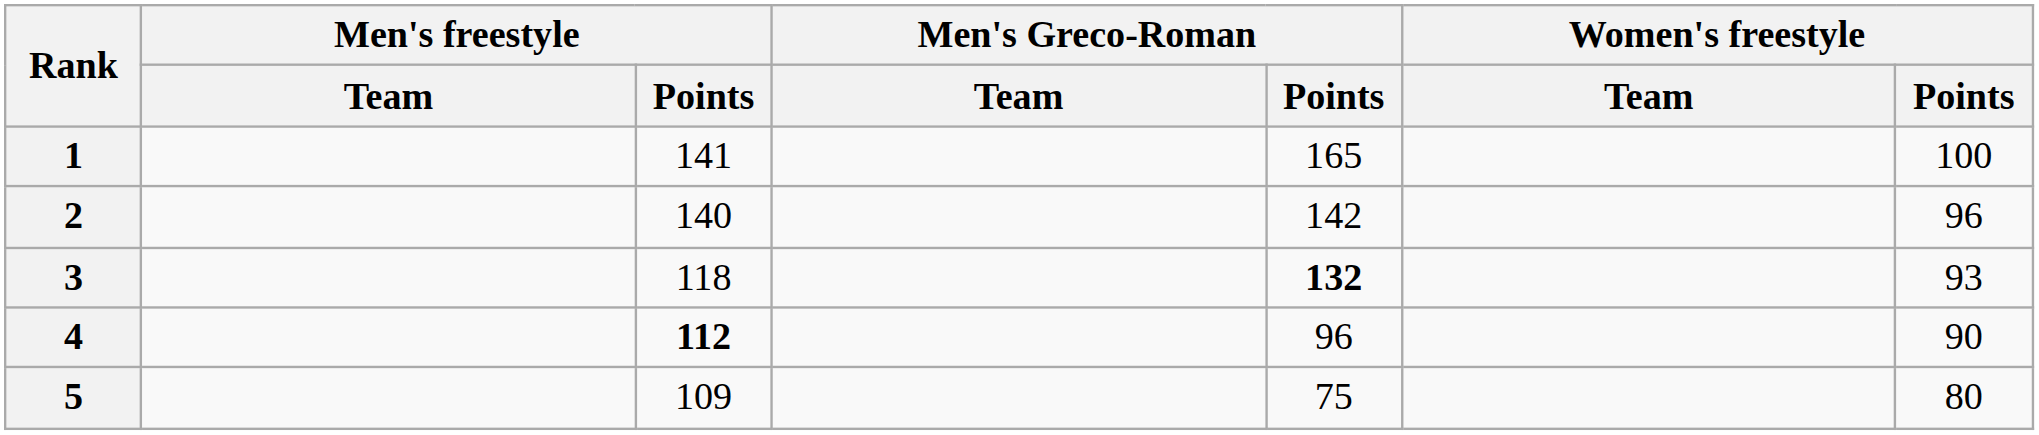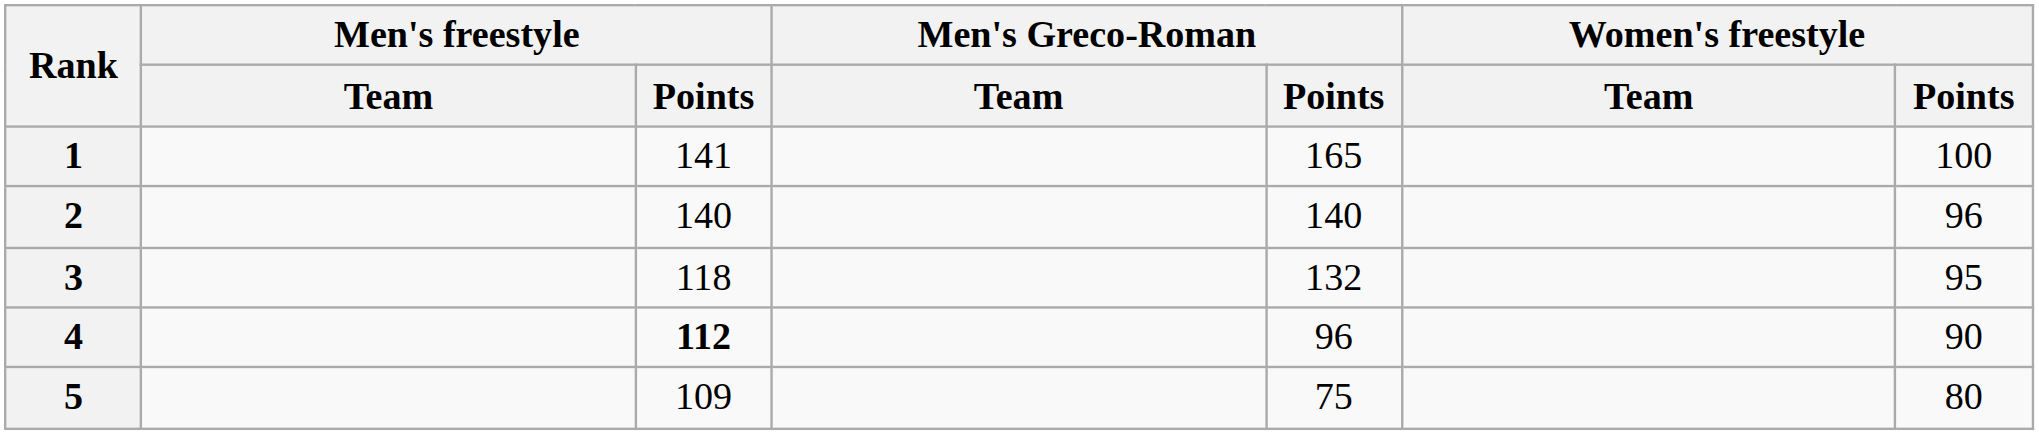(1334, 215) 142 -> (1334, 215) 140
(1334, 276) bold -> (1334, 276) normal
(1964, 276) 93 -> (1964, 276) 95
